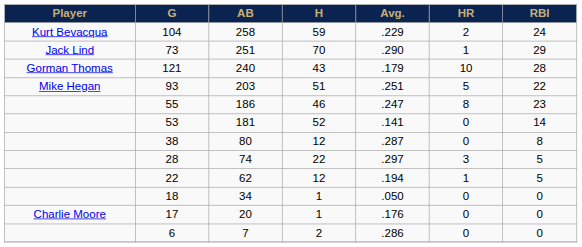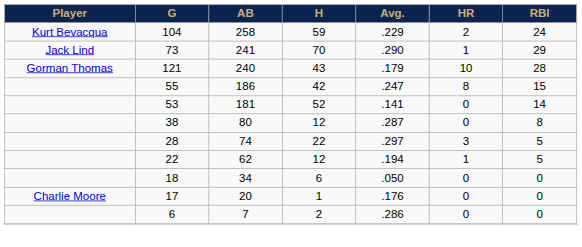(245, 50) 251 -> (245, 50) 241
- row: (172, 86)
(319, 104) 46 -> (319, 86) 42
(540, 104) 23 -> (540, 86) 15
(319, 196) 1 -> (319, 178) 6
